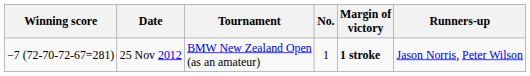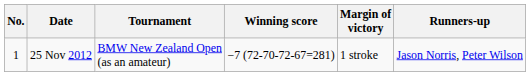columns swapped: (326, 21) <-> (61, 21)
(360, 55) bold -> (359, 55) normal
